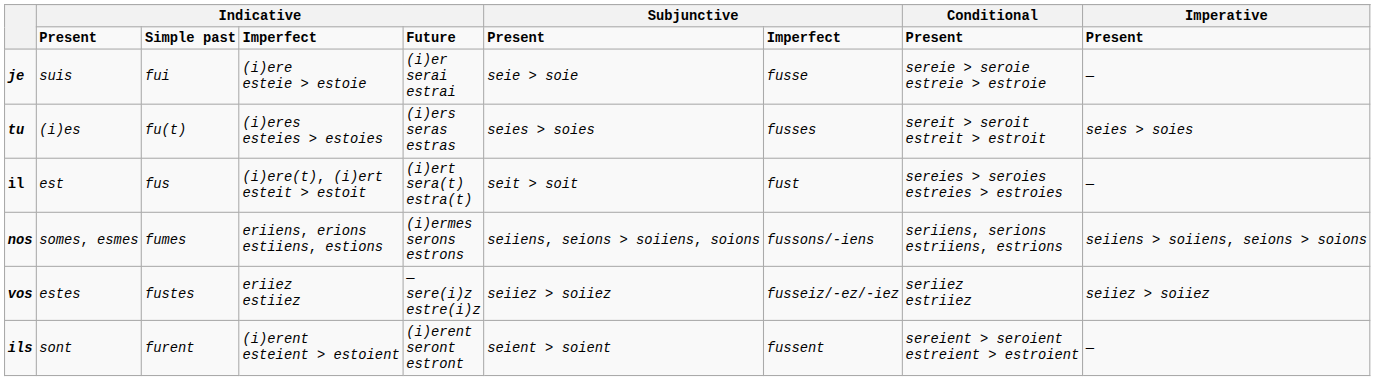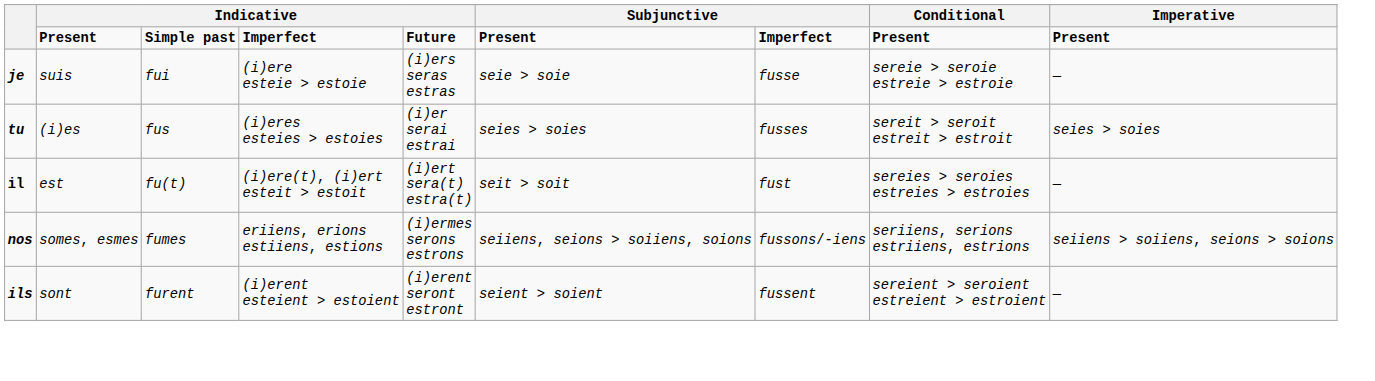(431, 77) (i)er serai estrai -> (431, 77) (i)ers seras estras
(166, 131) fu(t) -> (157, 131) fus
(431, 131) (i)ers seras estras -> (431, 131) (i)er serai estrai
(157, 185) fus -> (166, 185) fu(t)
- row: (20, 294)
